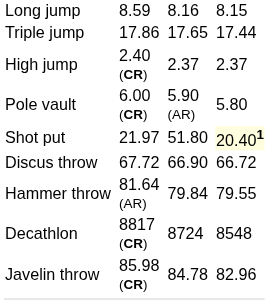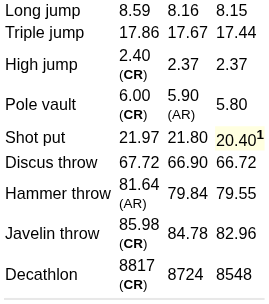(188, 33) 17.65 -> (188, 33) 17.67
(188, 138) 51.80 -> (188, 138) 21.80
rows swapped: (52, 275) <-> (41, 234)
